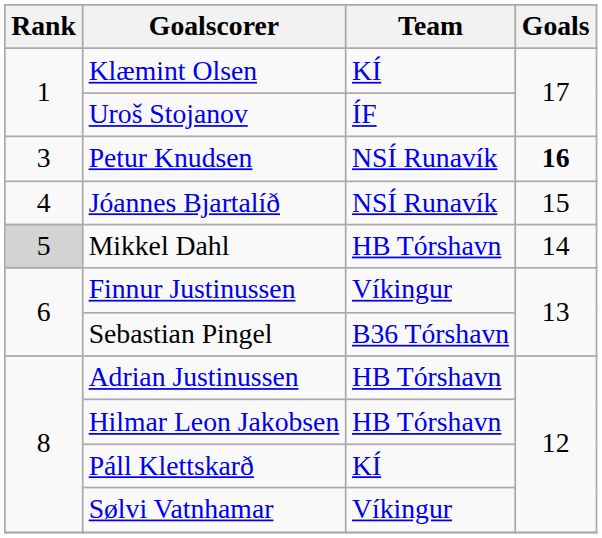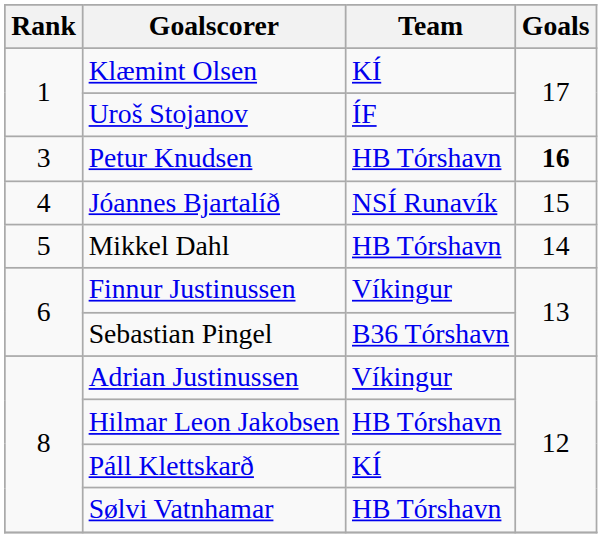(425, 158) NSÍ Runavík -> (427, 158) HB Tórshavn
(44, 245) lightgrey background -> (44, 245) no background
(427, 377) HB Tórshavn -> (402, 377) Víkingur
(402, 509) Víkingur -> (427, 509) HB Tórshavn
